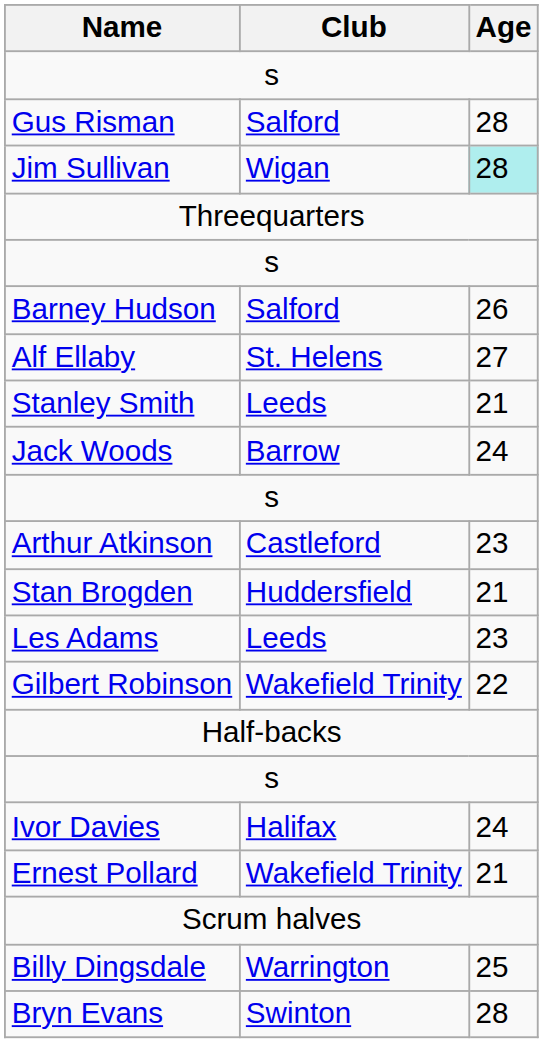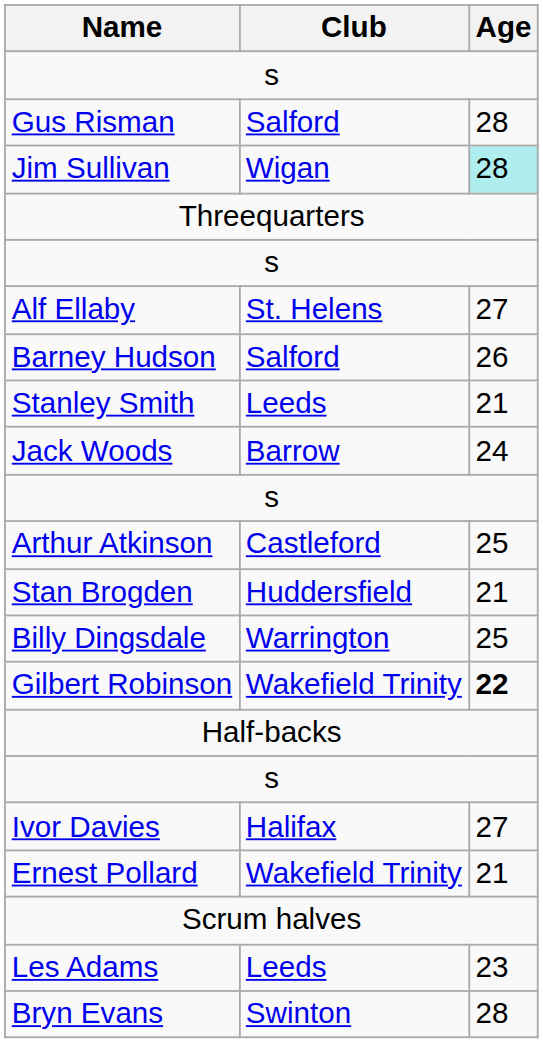rows swapped: (73, 356) <-> (114, 309)
(492, 544) 23 -> (492, 544) 25
rows swapped: (109, 966) <-> (85, 638)
(492, 685) normal -> (492, 685) bold
(492, 826) 24 -> (492, 826) 27
